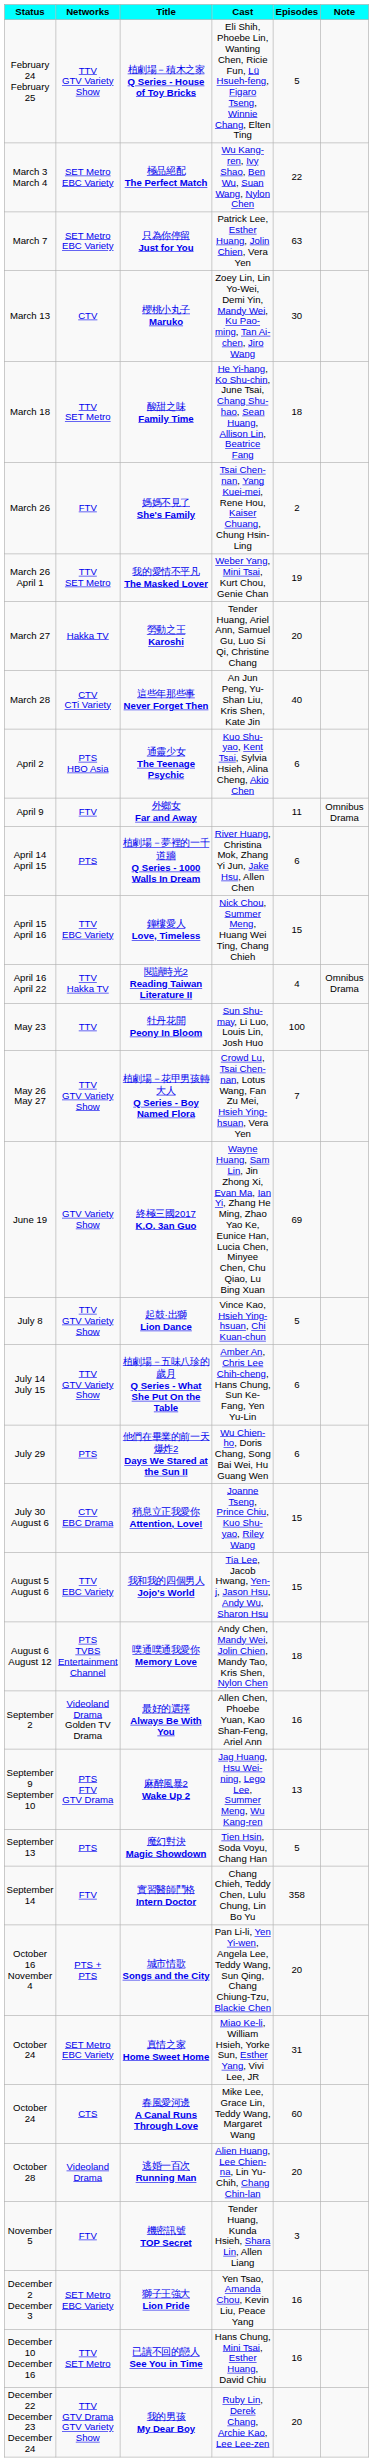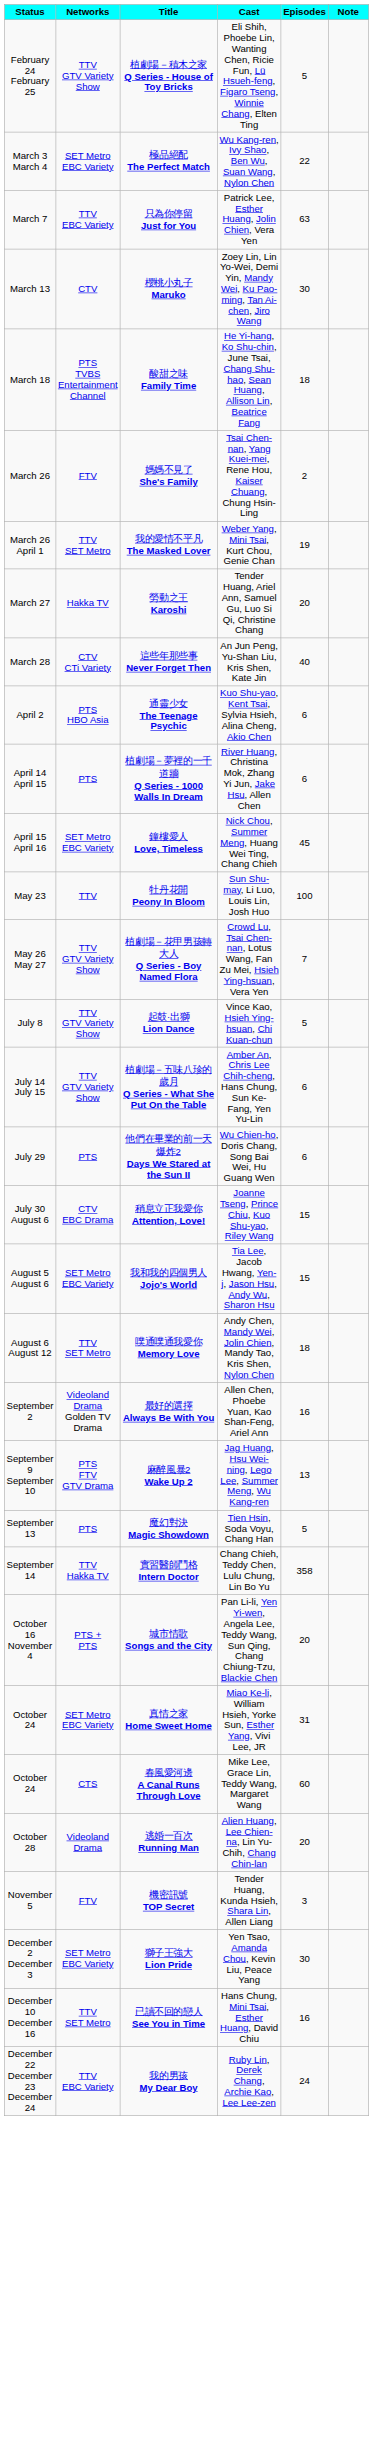(88, 241) SET Metro EBC Variety -> (88, 219) TTV EBC Variety
(88, 412) TTV SET Metro -> (88, 379) PTS TVBS Entertainment Channel
- row: (166, 812)
(88, 930) TTV EBC Variety -> (88, 842) SET Metro EBC Variety
(297, 930) 15 -> (304, 842) 45
- row: (166, 984)
- row: (166, 1219)
(88, 1587) TTV EBC Variety -> (88, 1278) SET Metro EBC Variety
(88, 1656) PTS TVBS Entertainment Channel -> (88, 1348) TTV SET Metro
(88, 1895) FTV -> (88, 1570) TTV Hakka TV
(297, 2300) 16 -> (304, 1959) 30
(88, 2422) TTV GTV Drama GTV Variety Show -> (88, 2081) TTV EBC Variety
(297, 2422) 20 -> (304, 2081) 24
